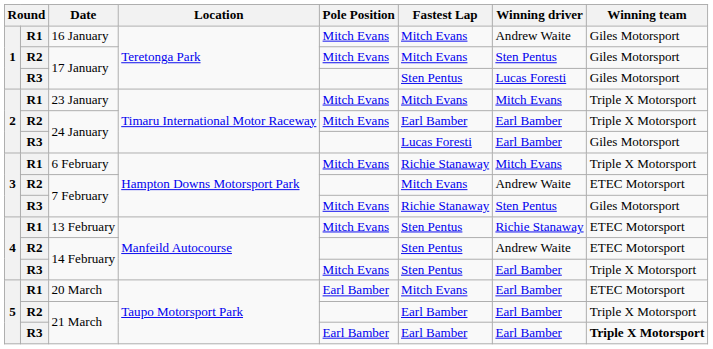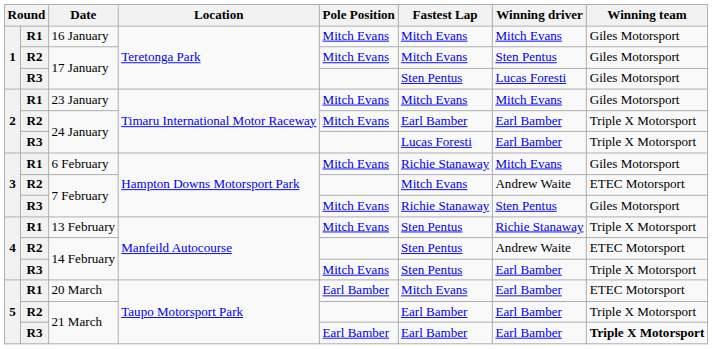(533, 36) Andrew Waite -> (529, 36) Mitch Evans
(643, 99) Triple X Motorsport -> (635, 99) Giles Motorsport
(635, 142) Giles Motorsport -> (643, 142) Triple X Motorsport
(643, 163) Triple X Motorsport -> (635, 163) Giles Motorsport
(637, 227) ETEC Motorsport -> (643, 227) Triple X Motorsport
